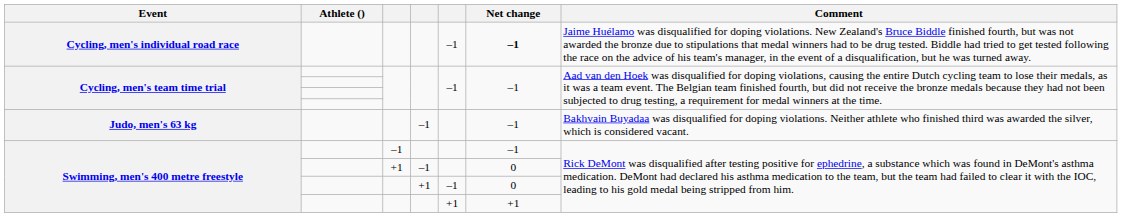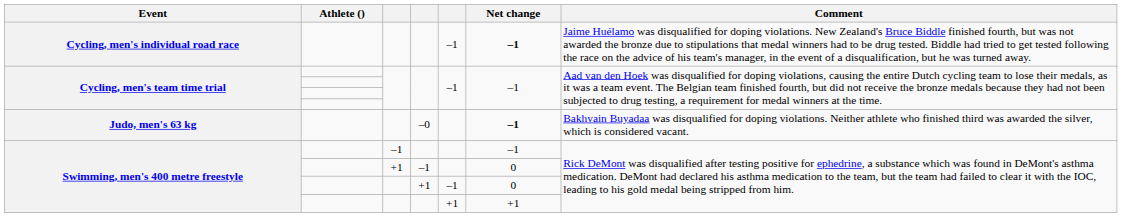(424, 125) –1 -> (424, 125) –0
(513, 125) normal -> (513, 125) bold
